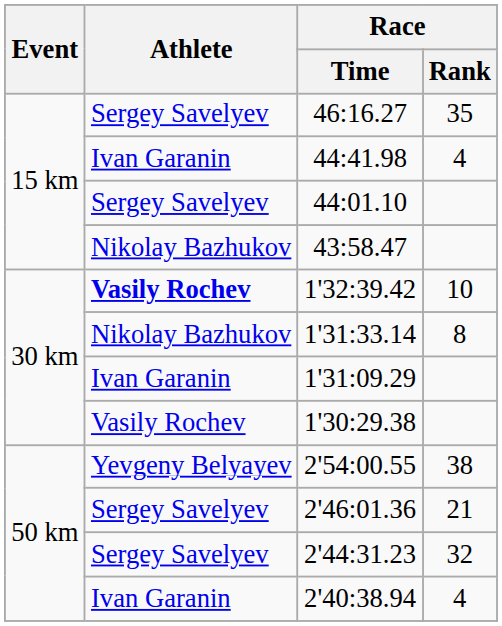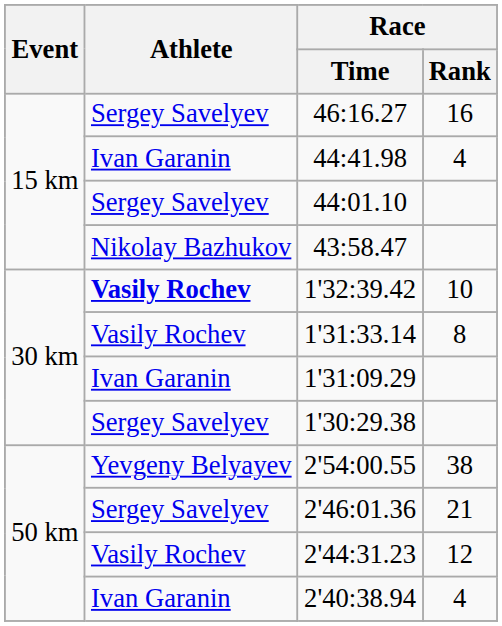(460, 114) 35 -> (460, 114) 16
(191, 334) Nikolay Bazhukov -> (168, 334) Vasily Rochev
(168, 422) Vasily Rochev -> (180, 422) Sergey Savelyev
(180, 554) Sergey Savelyev -> (168, 554) Vasily Rochev
(460, 554) 32 -> (460, 554) 12
